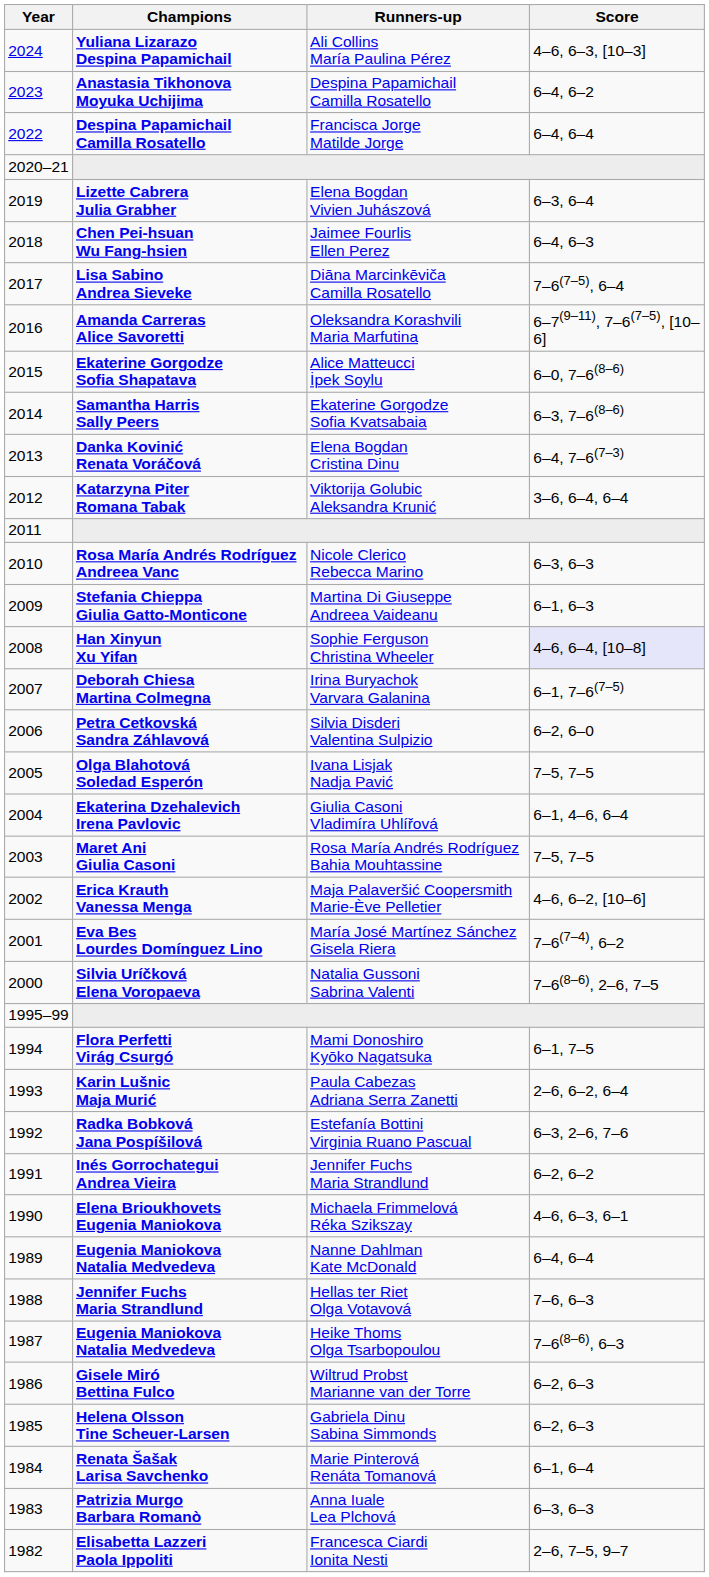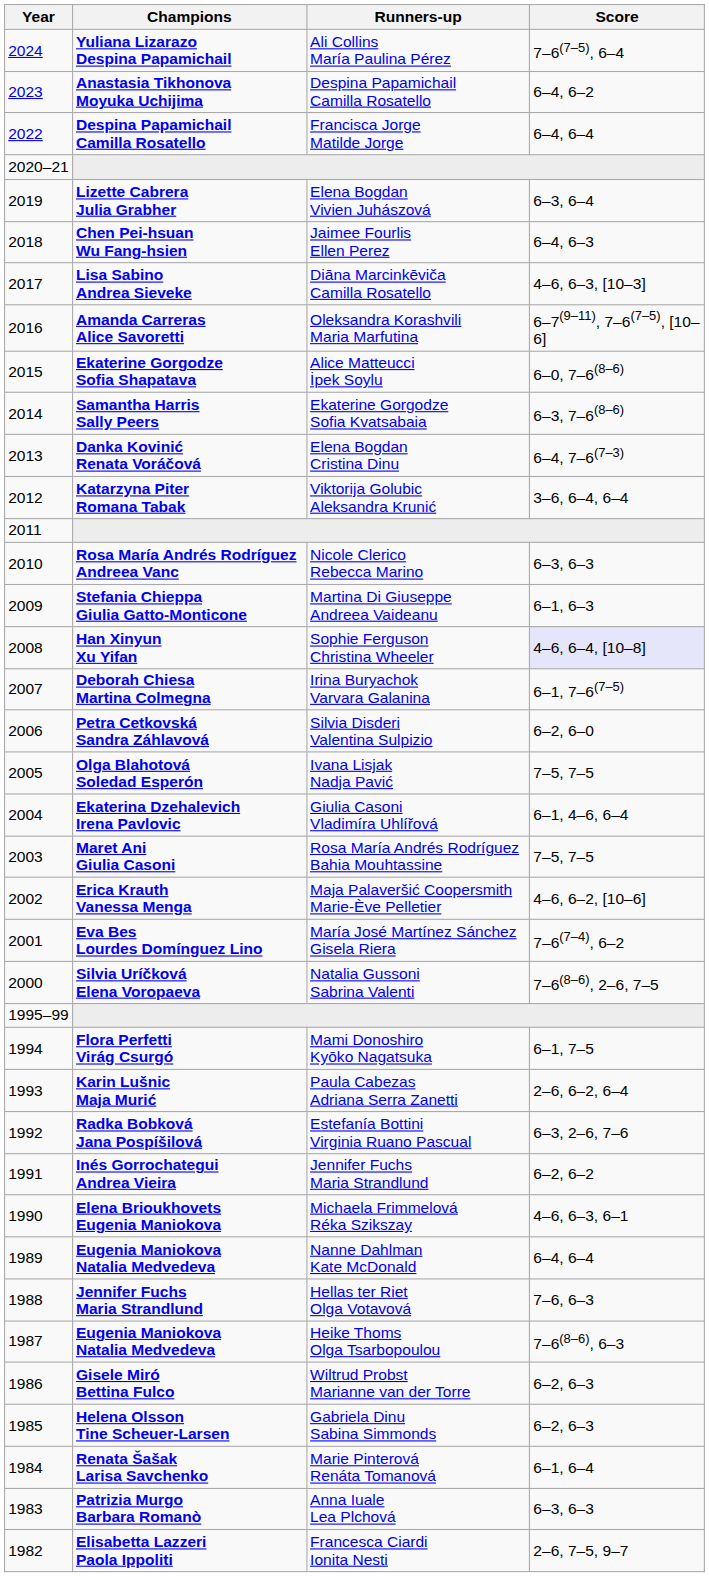(590, 50) 4–6, 6–3, [10–3] -> (579, 50) 7–6(7–5), 6–4
(579, 284) 7–6(7–5), 6–4 -> (590, 284) 4–6, 6–3, [10–3]
